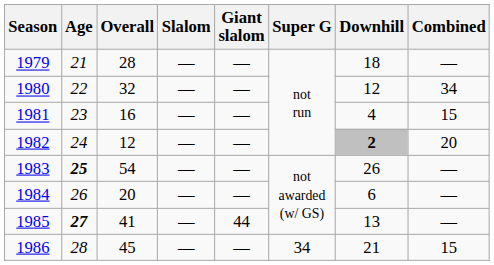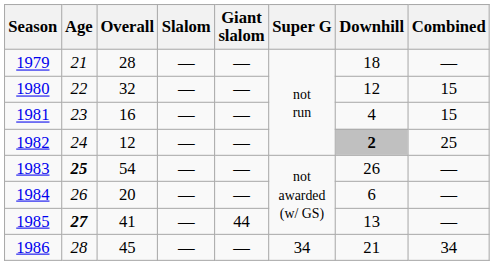(449, 89) 34 -> (449, 89) 15
(449, 141) 20 -> (449, 141) 25
(449, 247) 15 -> (449, 247) 34
